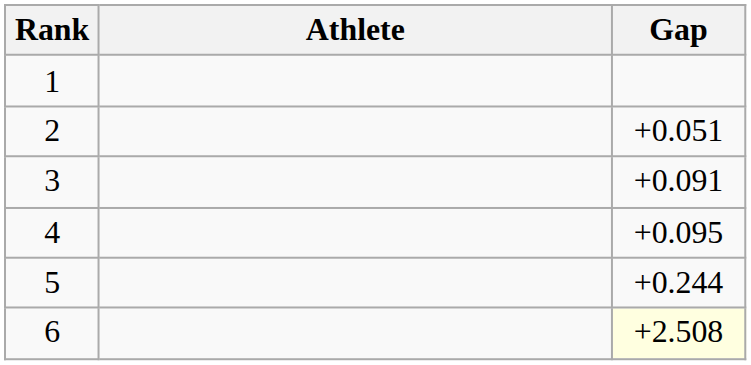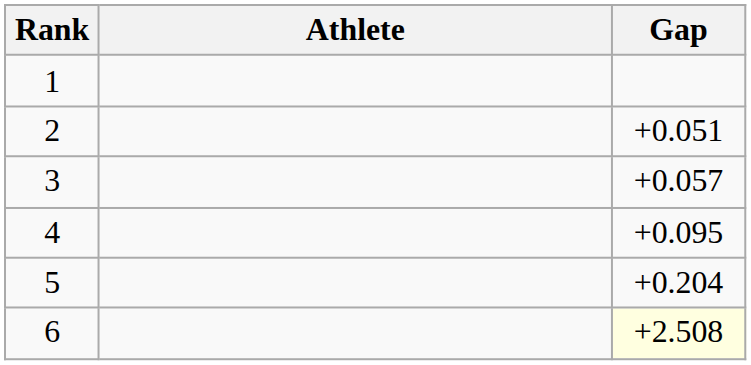(678, 181) +0.091 -> (678, 181) +0.057
(678, 282) +0.244 -> (678, 282) +0.204
